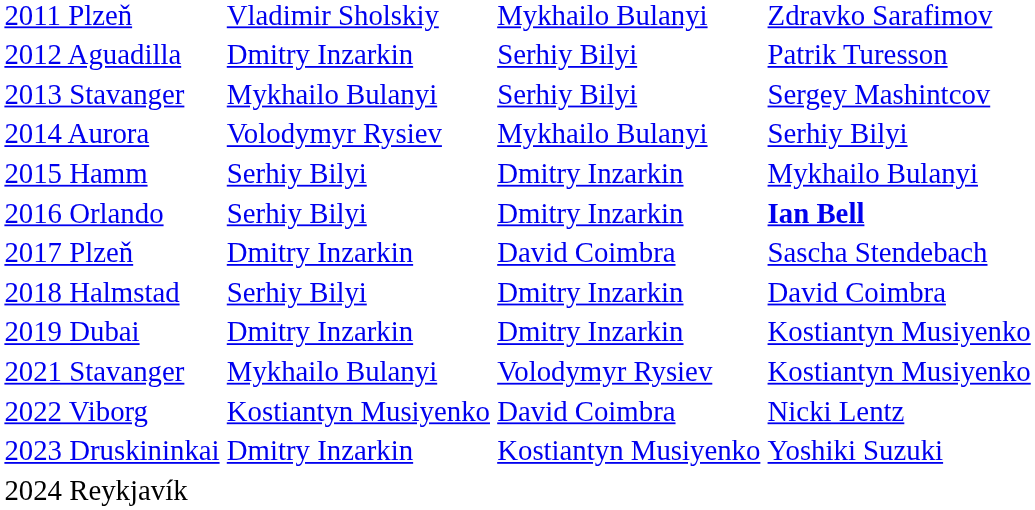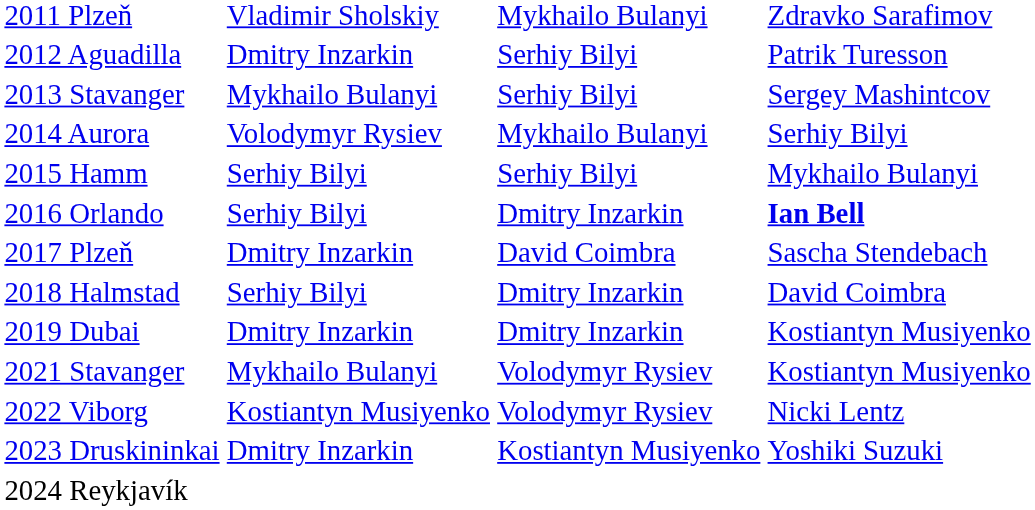(590, 173) Dmitry Inzarkin -> (567, 173) Serhiy Bilyi
(586, 411) David Coimbra -> (605, 411) Volodymyr Rysiev
